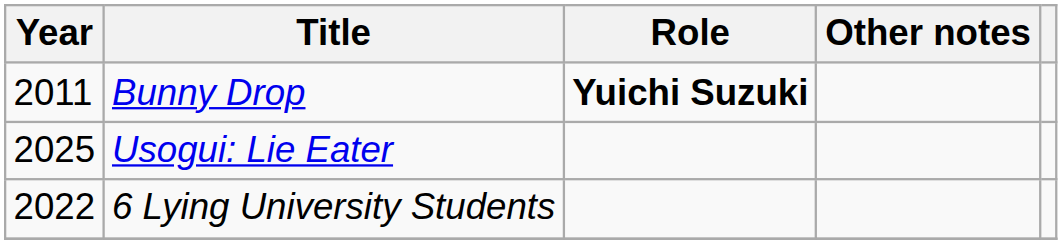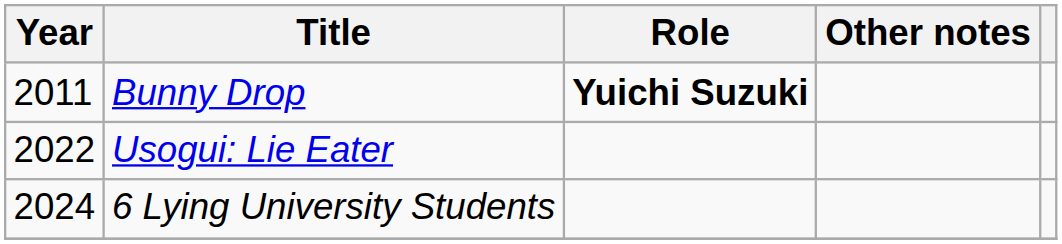(54, 149) 2025 -> (54, 149) 2022
(54, 207) 2022 -> (54, 207) 2024
